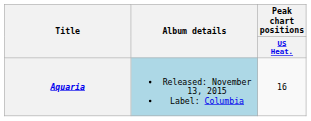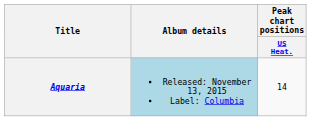(282, 87) 16 -> (282, 87) 14
